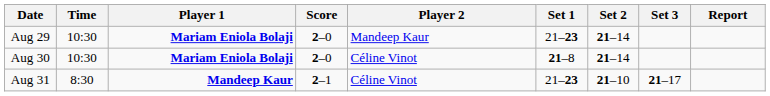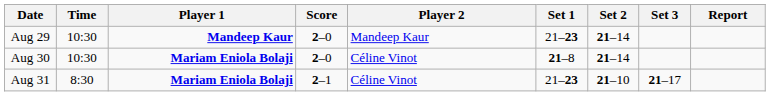(232, 37) Mariam Eniola Bolaji -> (250, 37) Mandeep Kaur
(250, 80) Mandeep Kaur -> (232, 80) Mariam Eniola Bolaji
